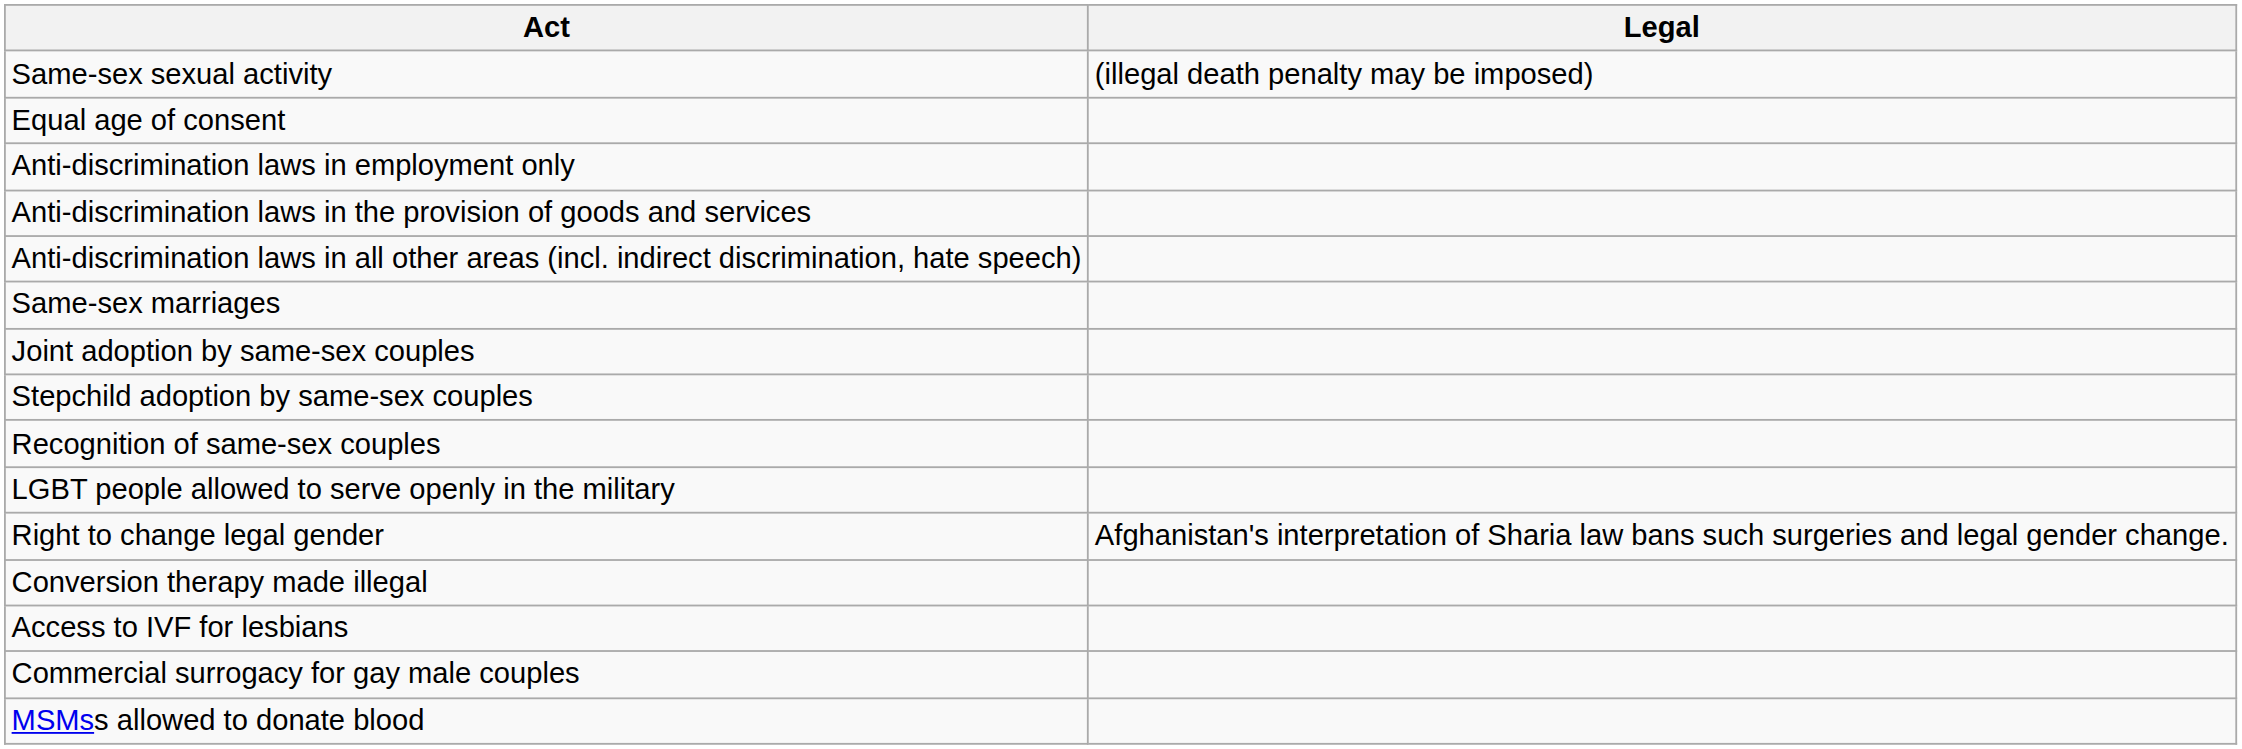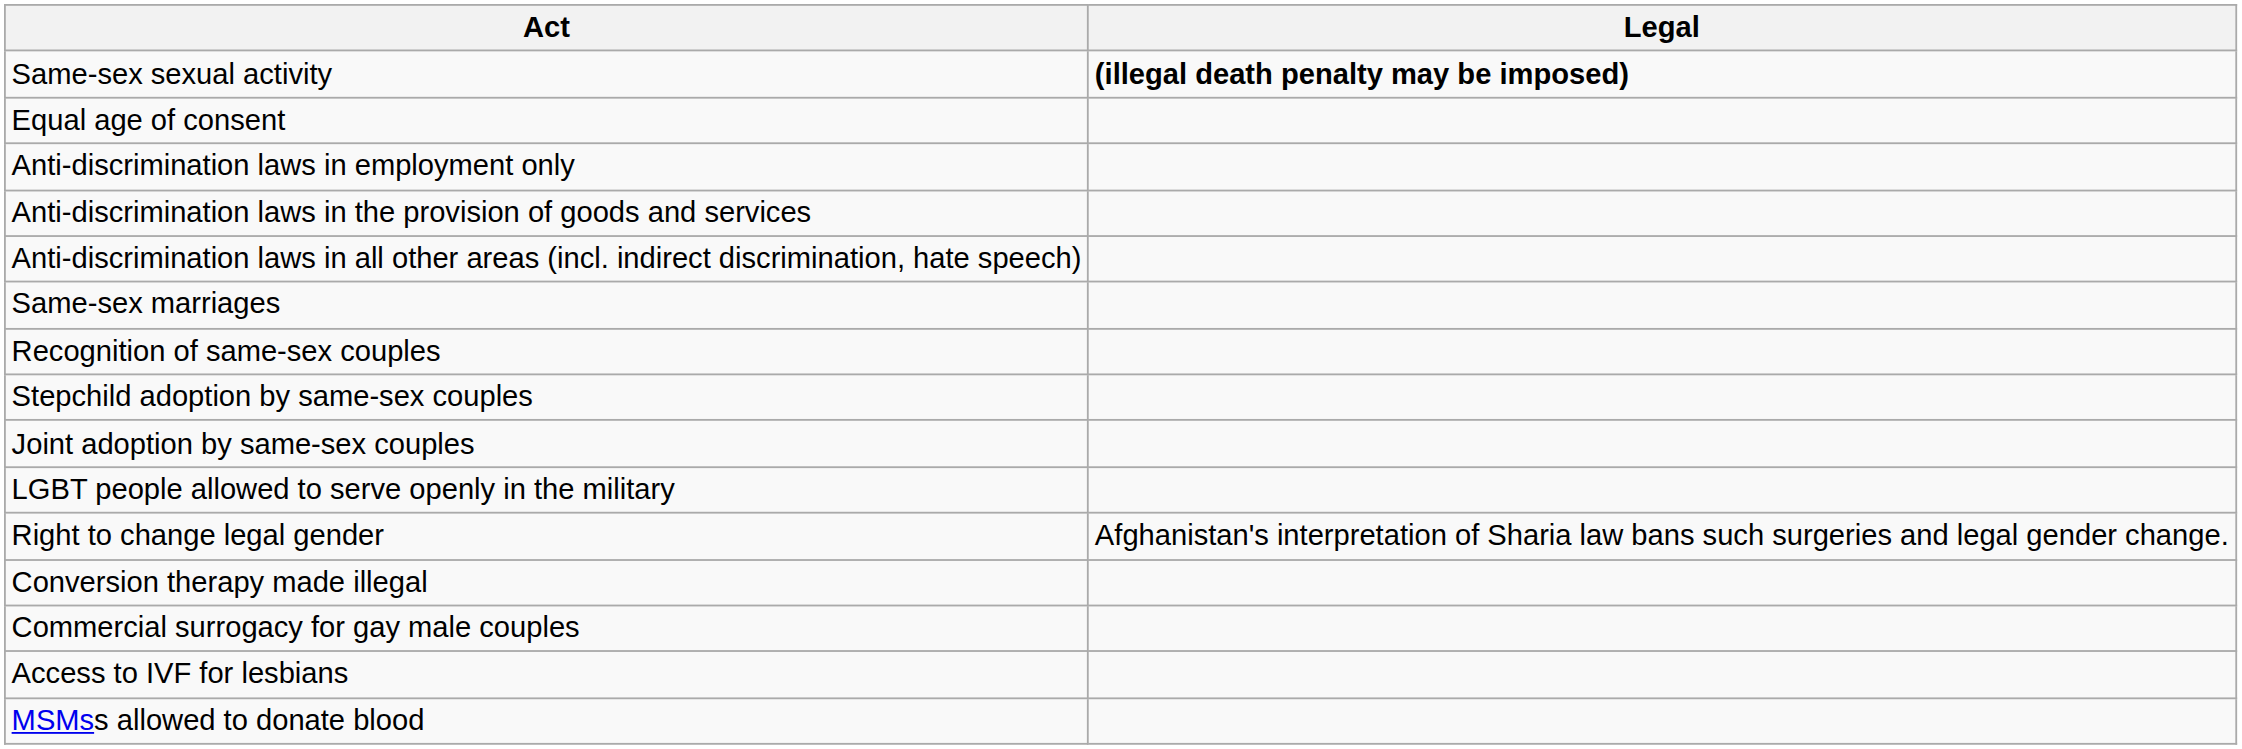(1344, 73) normal -> (1362, 73) bold
rows swapped: (226, 443) <-> (243, 350)
rows swapped: (180, 627) <-> (296, 674)
